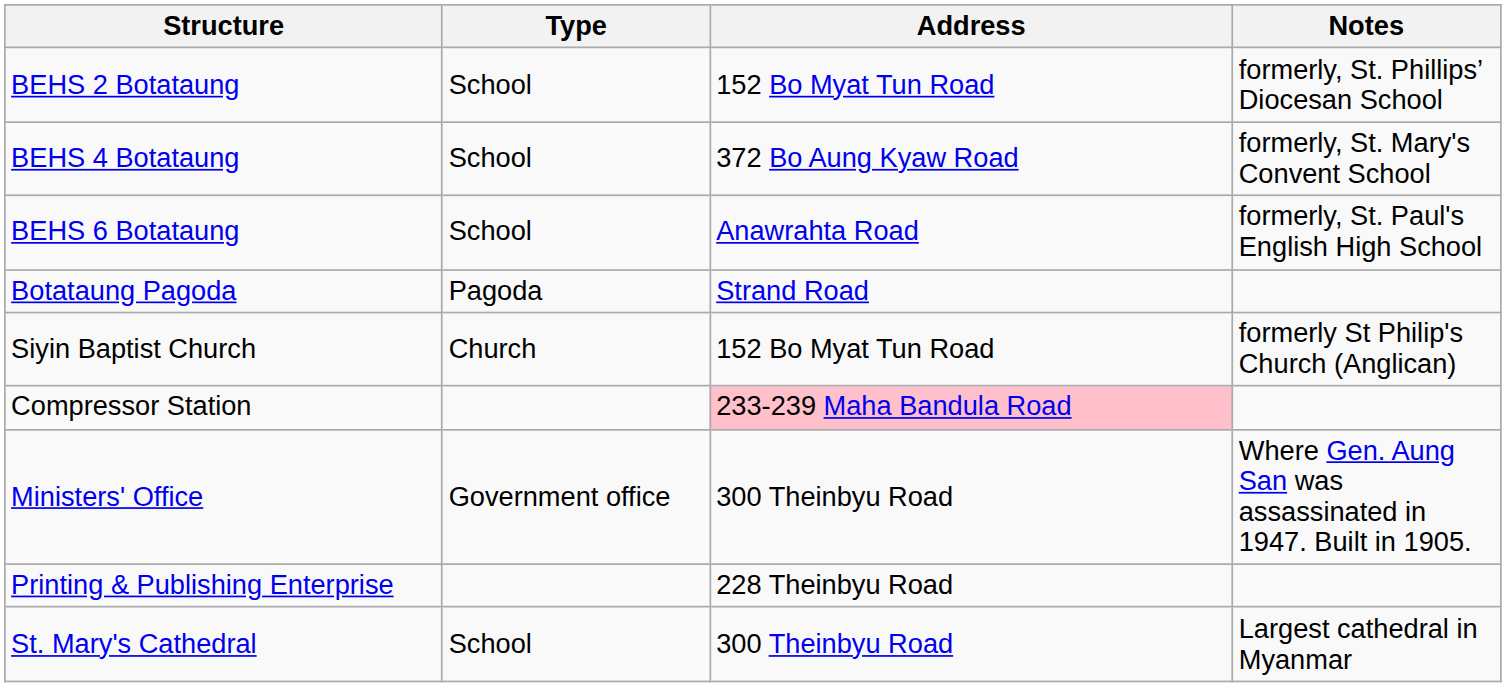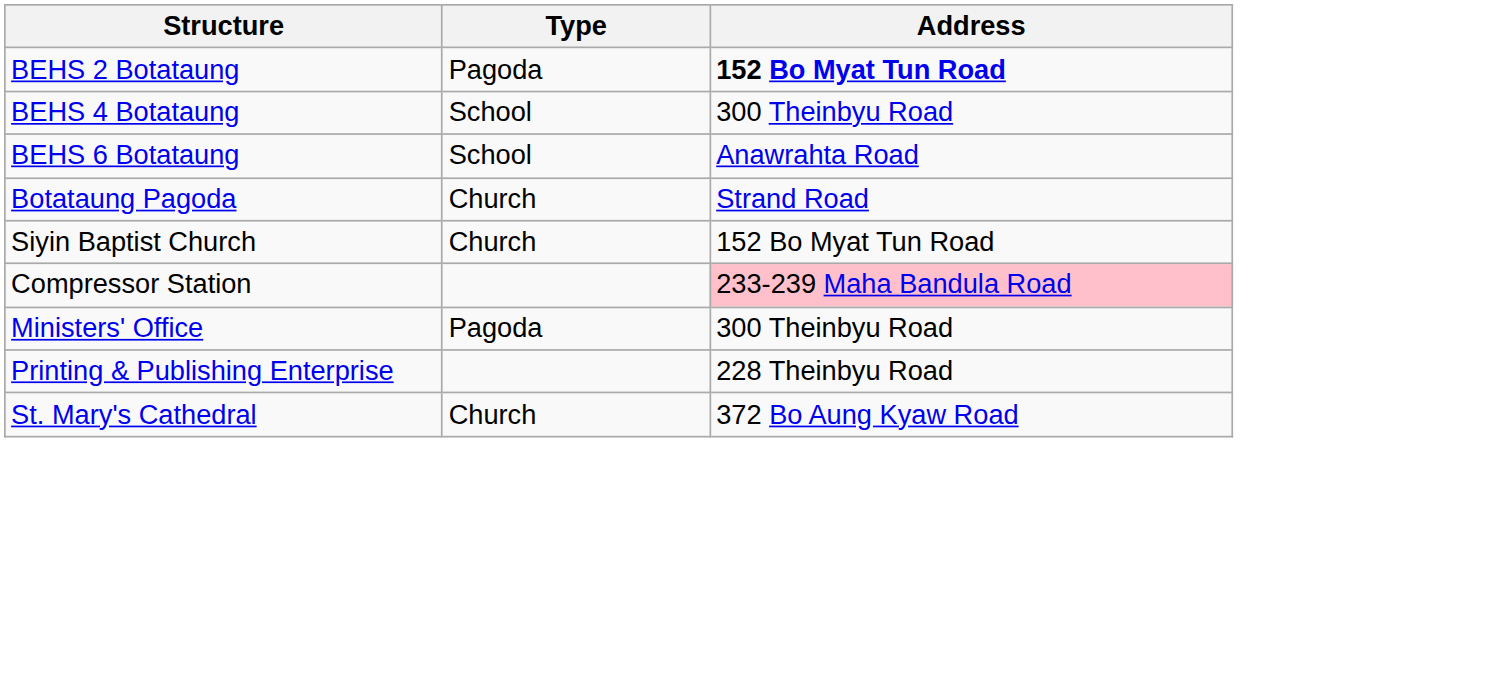- column: (1366, 26)
(490, 84) School -> (496, 69) Pagoda
(855, 84) normal -> (861, 69) bold
(867, 158) 372 Bo Aung Kyaw Road -> (835, 112) 300 Theinbyu Road
(496, 290) Pagoda -> (492, 198) Church
(560, 496) Government office -> (496, 328) Pagoda
(490, 643) School -> (492, 414) Church
(835, 643) 300 Theinbyu Road -> (867, 414) 372 Bo Aung Kyaw Road
